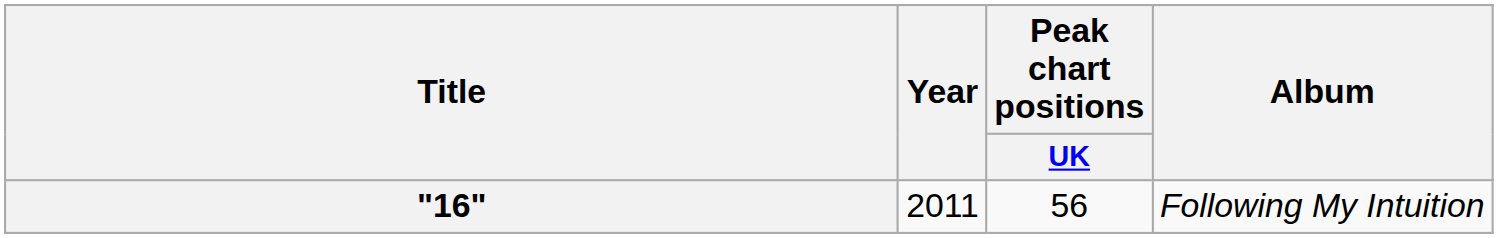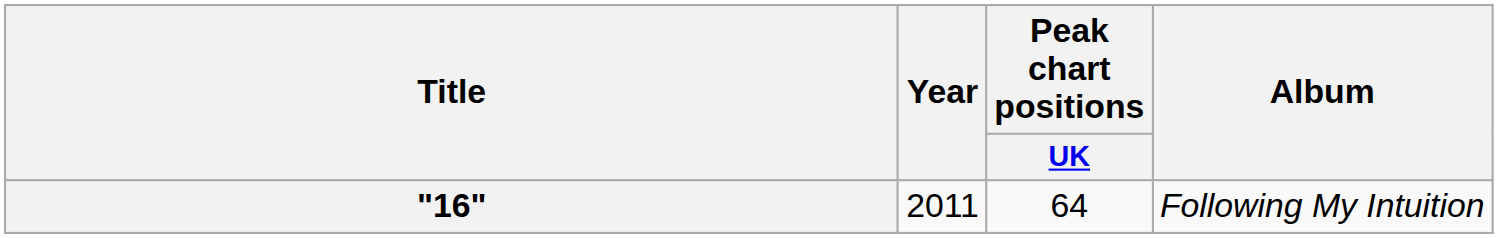(1069, 206) 56 -> (1069, 206) 64
